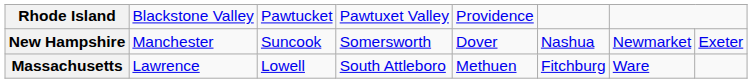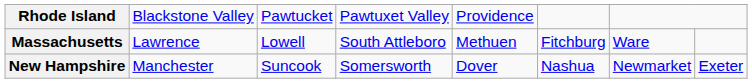rows swapped: (67, 66) <-> (67, 41)
